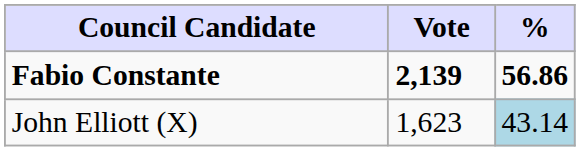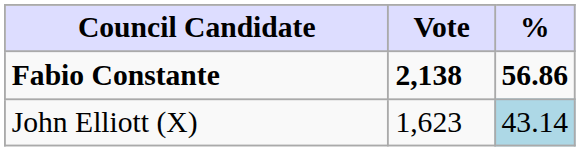(429, 74) 2,139 -> (429, 74) 2,138
